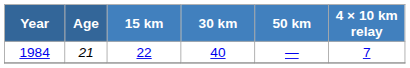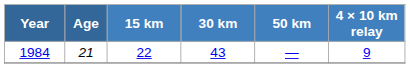(218, 52) 40 -> (218, 52) 43
(367, 52) 7 -> (367, 52) 9
